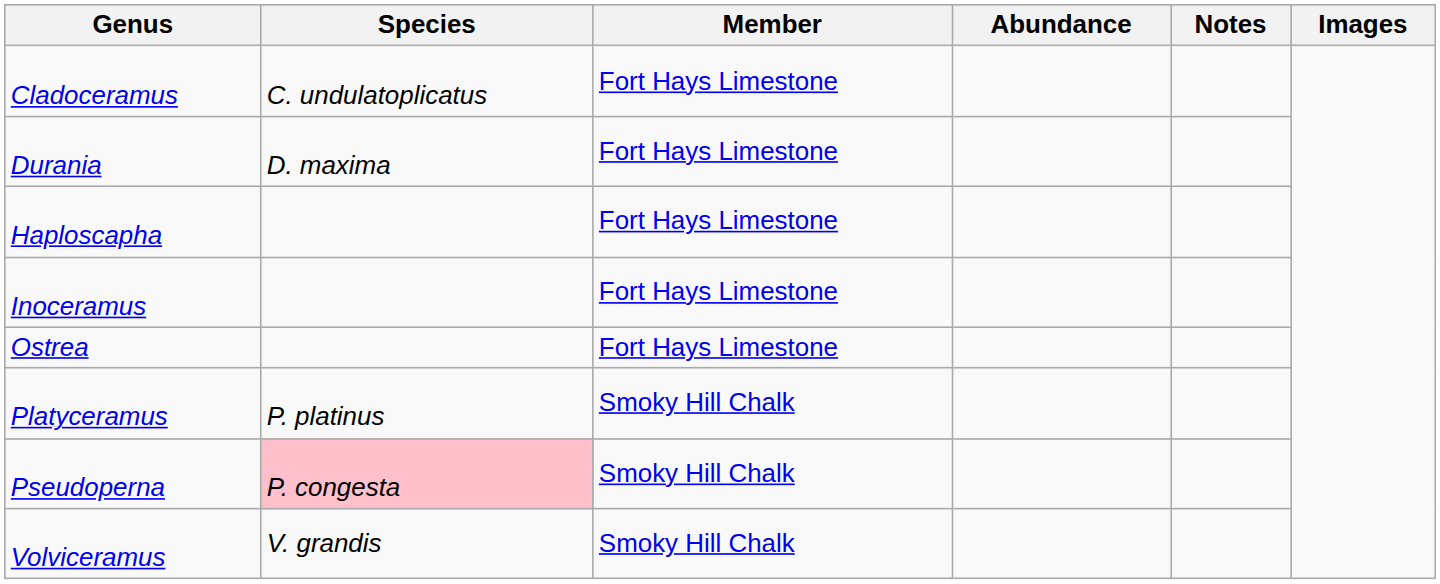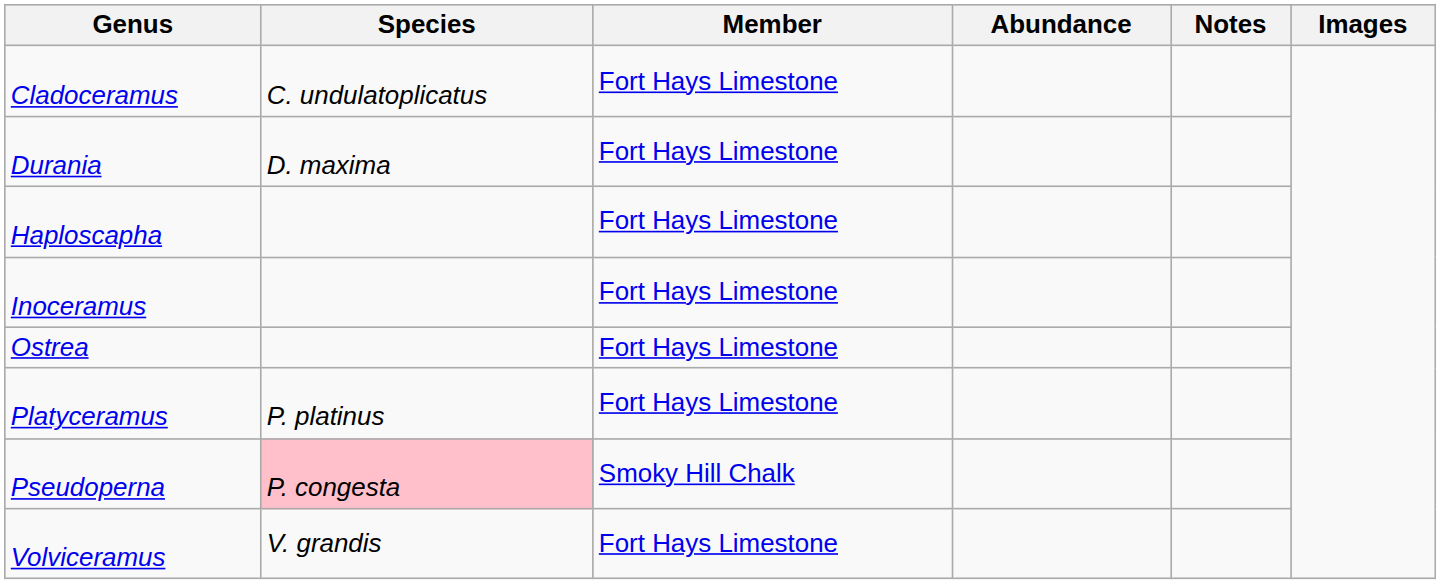(697, 402) Smoky Hill Chalk -> (718, 402) Fort Hays Limestone
(697, 543) Smoky Hill Chalk -> (718, 543) Fort Hays Limestone
